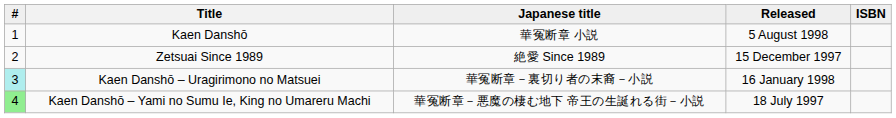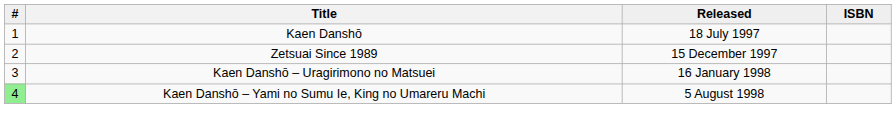- column: (559, 14)
(788, 35) 5 August 1998 -> (724, 34) 18 July 1997
(15, 79) paleturquoise background -> (15, 73) no background
(788, 101) 18 July 1997 -> (724, 93) 5 August 1998
